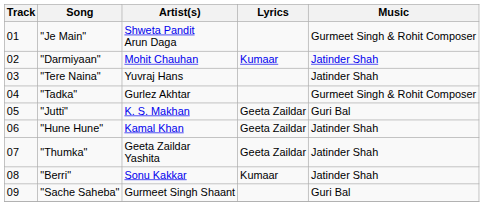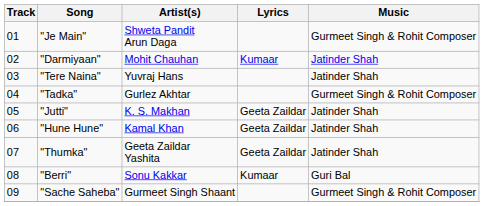(331, 111) Guri Bal -> (345, 111) Jatinder Shah
(345, 175) Jatinder Shah -> (331, 175) Guri Bal
(331, 192) Guri Bal -> (394, 192) Gurmeet Singh & Rohit Composer
